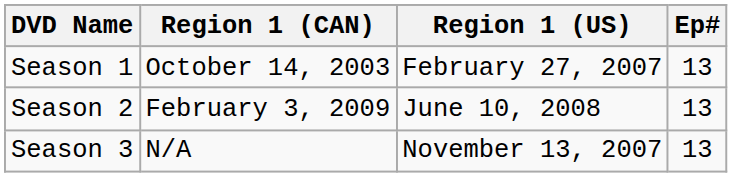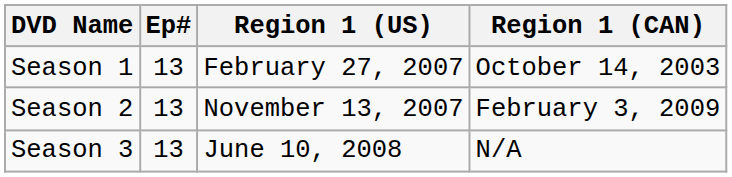columns swapped: (697, 26) <-> (268, 26)
(502, 109) June 10, 2008 -> (333, 109) November 13, 2007
(532, 150) November 13, 2007 -> (303, 150) June 10, 2008
